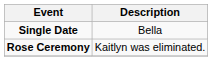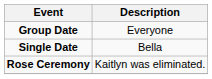+ row: (48, 30)
